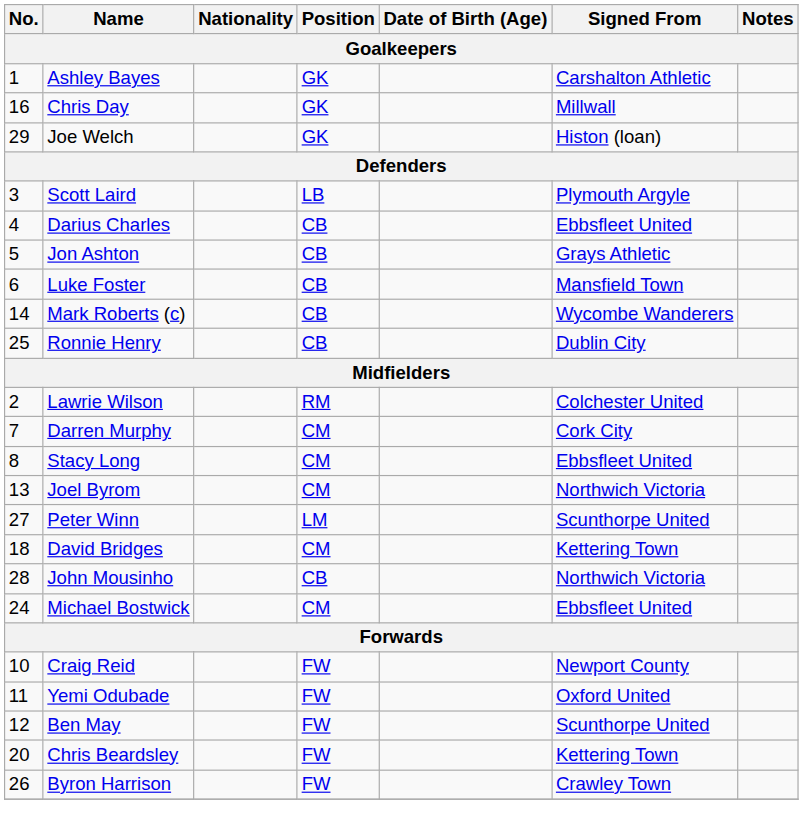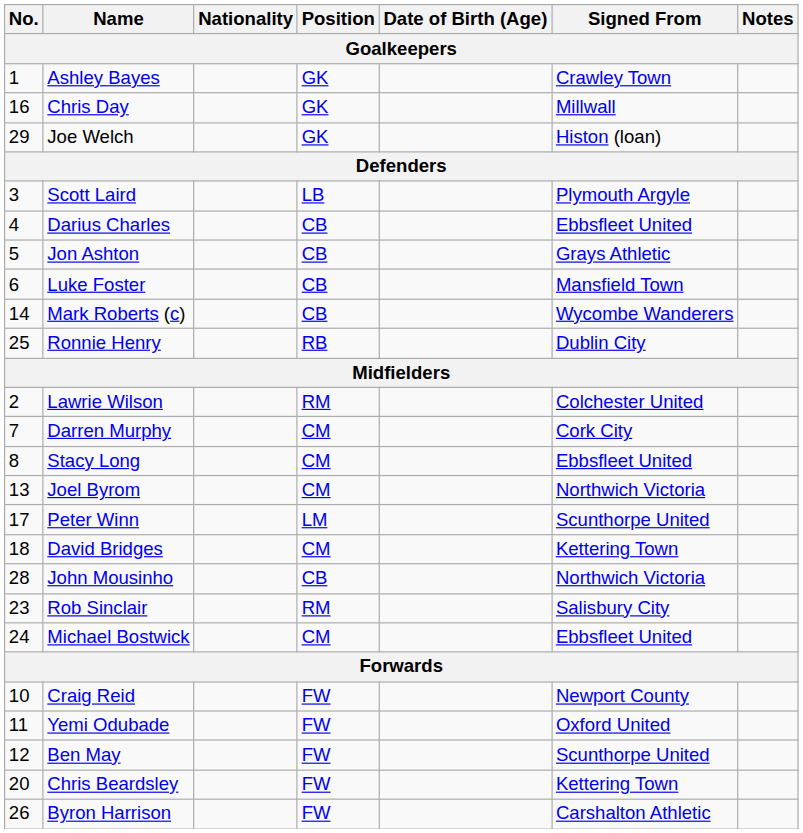(633, 78) Carshalton Athletic -> (613, 78) Crawley Town
(315, 343) CB -> (315, 343) RB
(19, 519) 27 -> (19, 519) 17
+ row: (97, 607)
(613, 784) Crawley Town -> (633, 813) Carshalton Athletic
